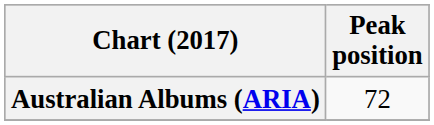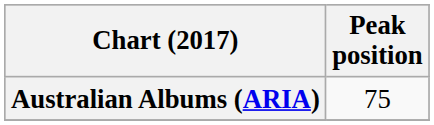(377, 98) 72 -> (377, 98) 75
